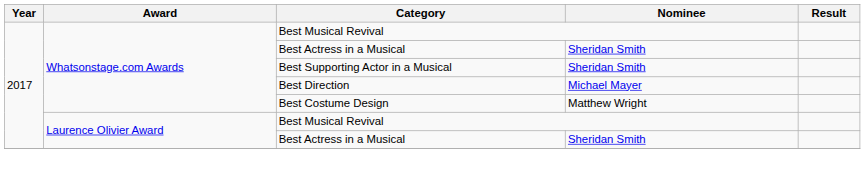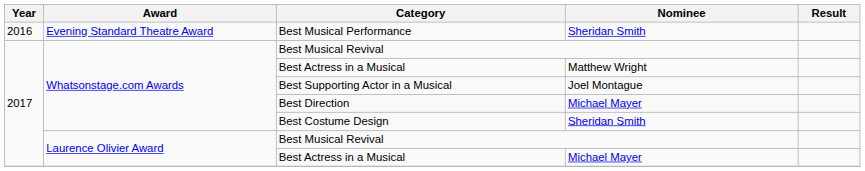+ row: (130, 31)
(607, 49) Sheridan Smith -> (607, 67) Matthew Wright
(607, 67) Sheridan Smith -> (605, 85) Joel Montague
(607, 103) Matthew Wright -> (607, 121) Sheridan Smith
(607, 139) Sheridan Smith -> (605, 157) Michael Mayer
